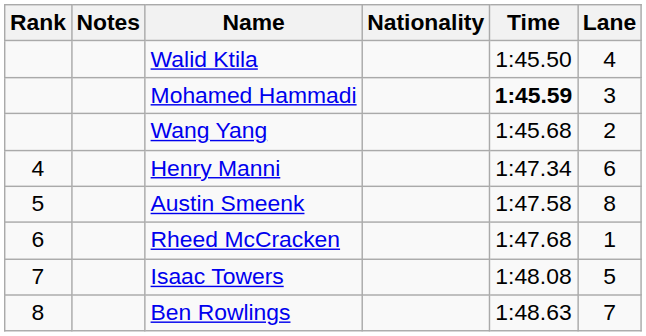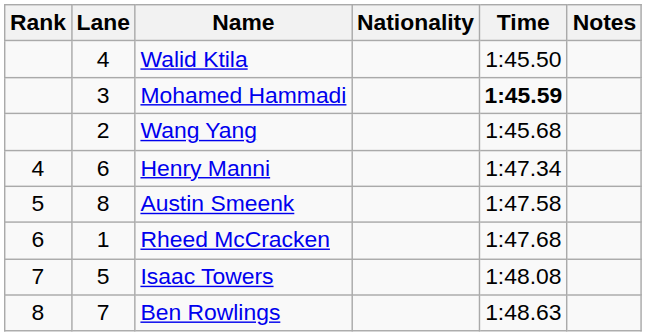columns swapped: (610, 22) <-> (108, 22)
